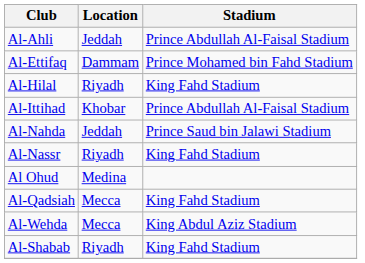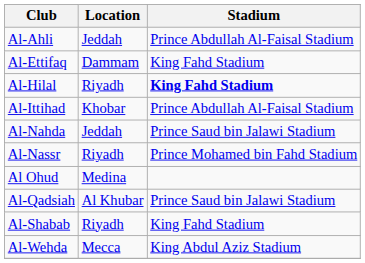(249, 62) Prince Mohamed bin Fahd Stadium -> (207, 62) King Fahd Stadium
(203, 85) normal -> (212, 85) bold
(203, 154) King Fahd Stadium -> (254, 154) Prince Mohamed bin Fahd Stadium
(101, 200) Mecca -> (113, 200) Al Khubar
(203, 200) King Fahd Stadium -> (243, 200) Prince Saud bin Jalawi Stadium
rows swapped: (39, 246) <-> (38, 223)
